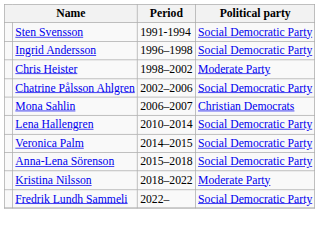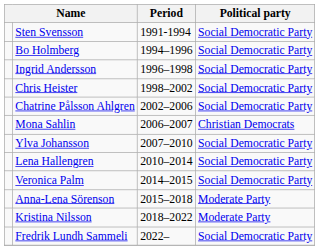+ row: (47, 50)
(234, 69) Moderate Party -> (255, 87) Social Democratic Party
+ row: (52, 143)
(255, 161) Social Democratic Party -> (234, 198) Moderate Party
